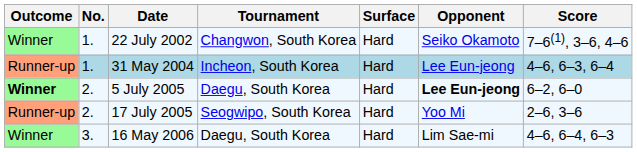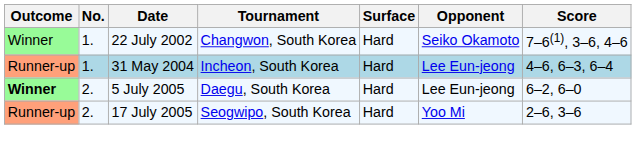(471, 88) bold -> (468, 88) normal
- row: (153, 135)
